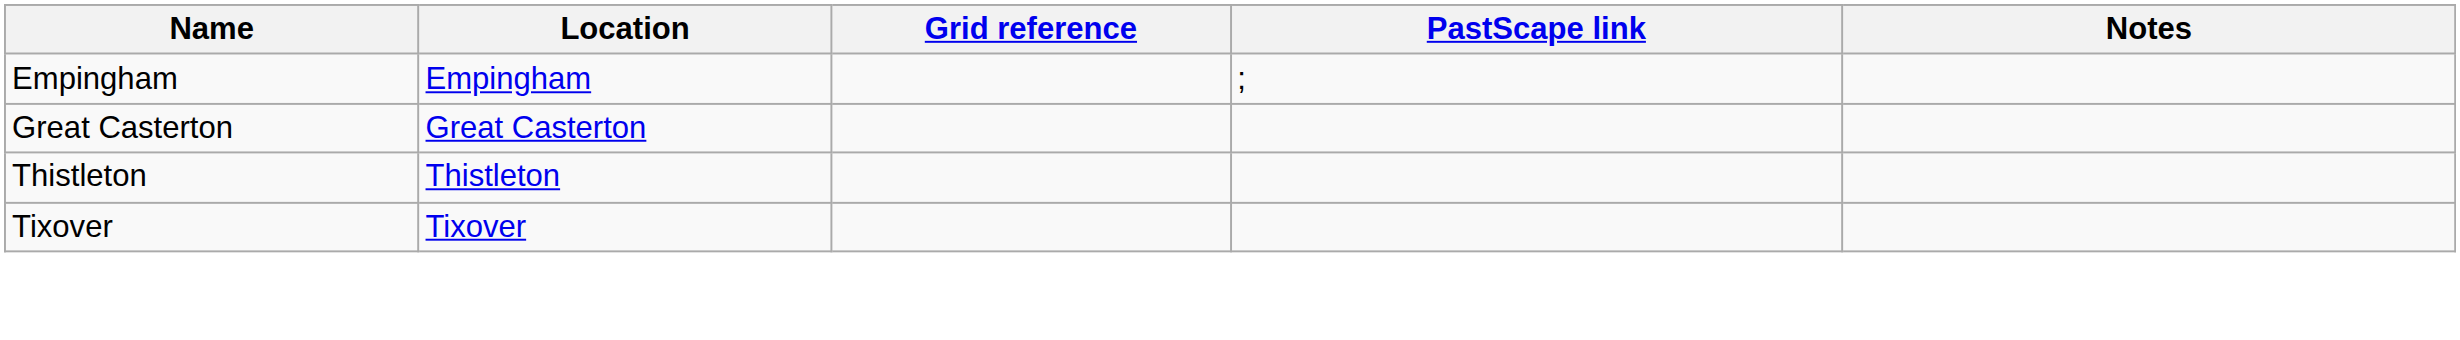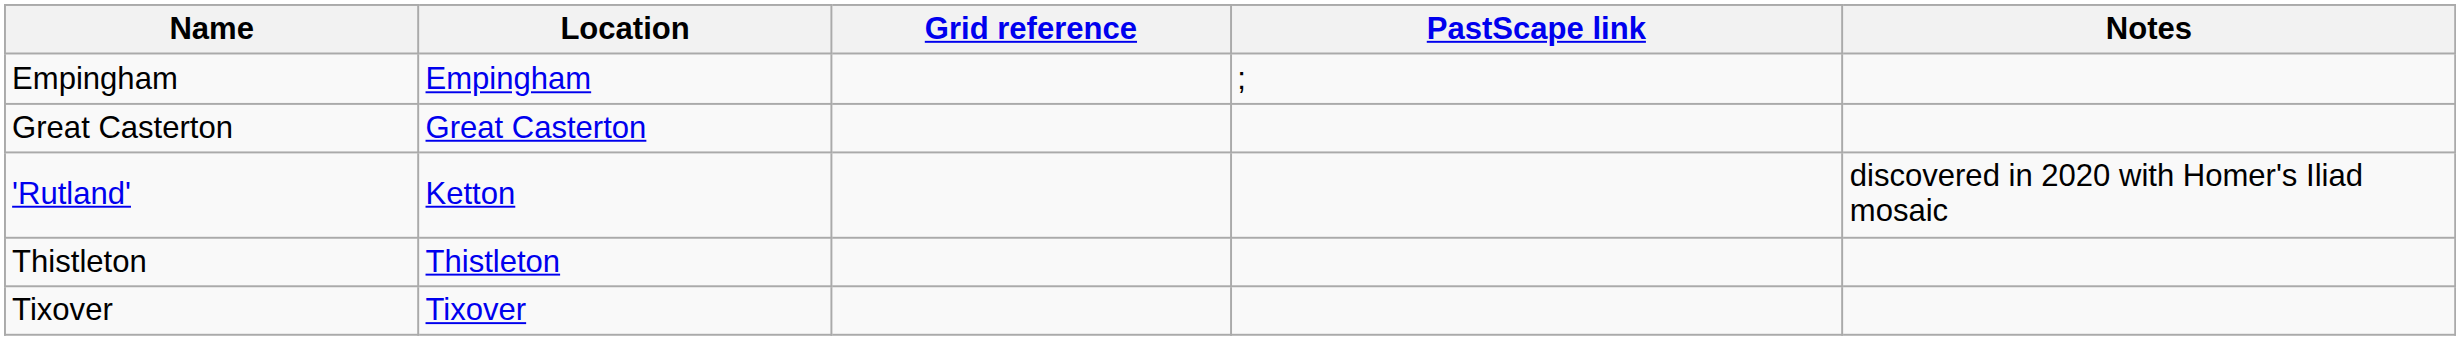+ row: (72, 194)
